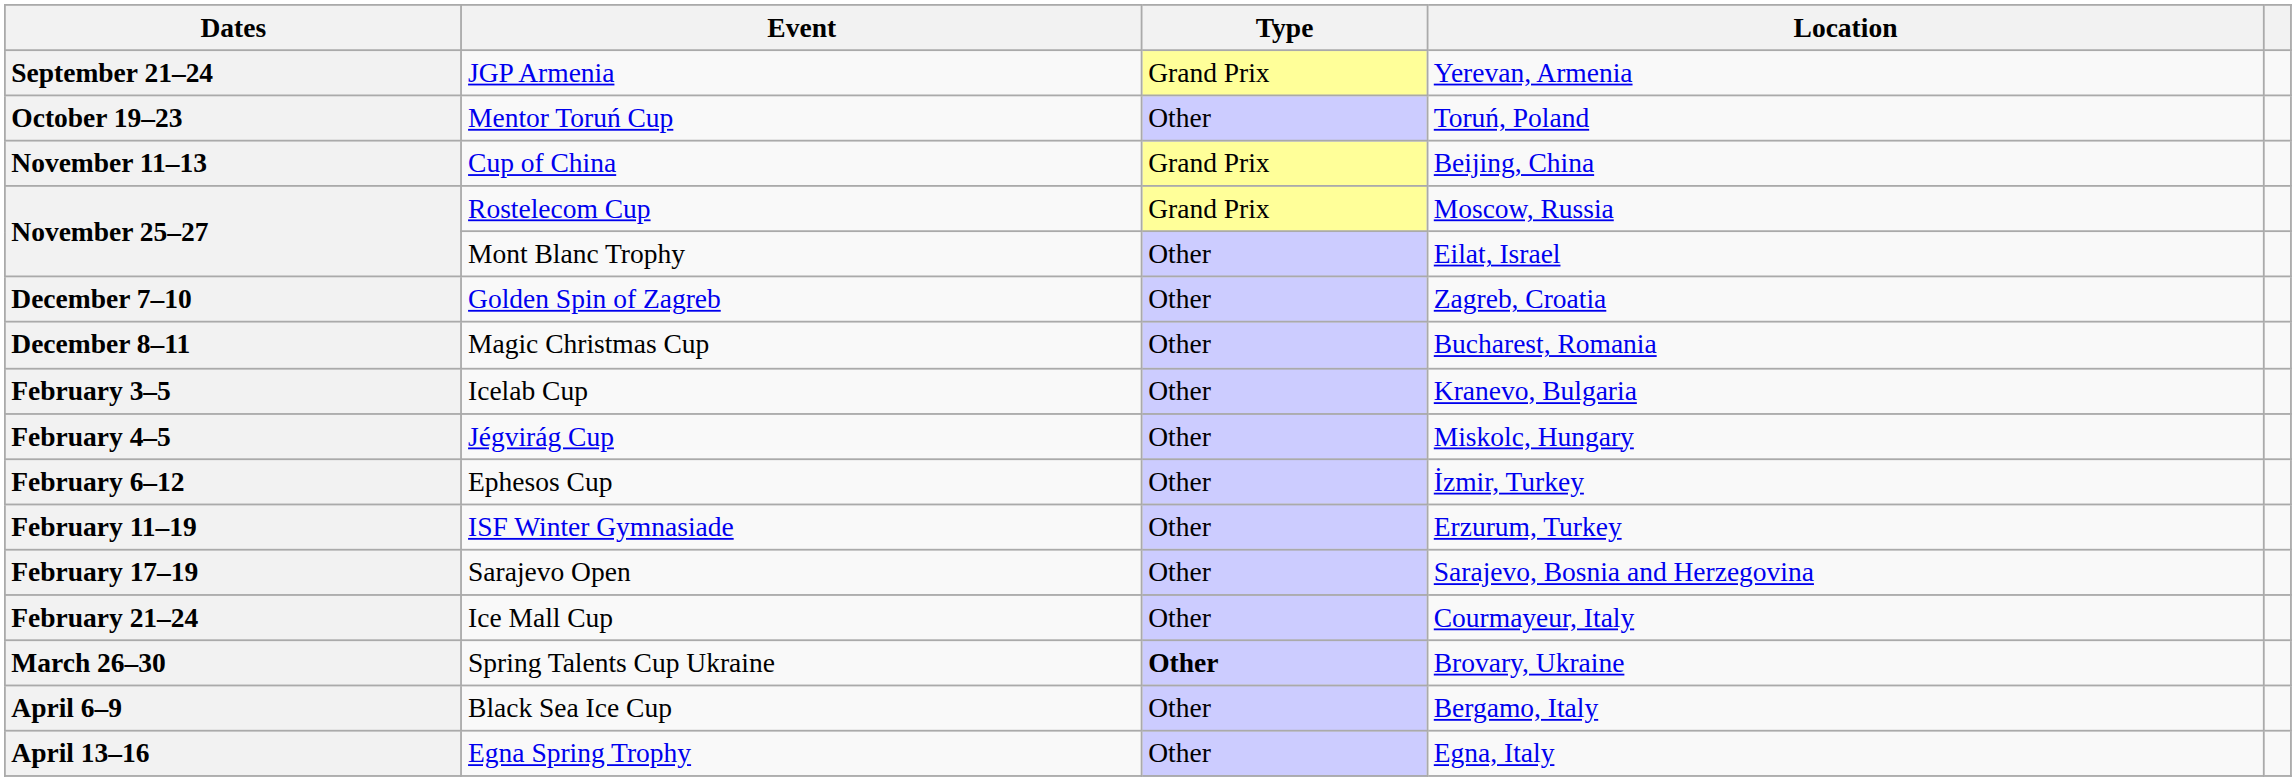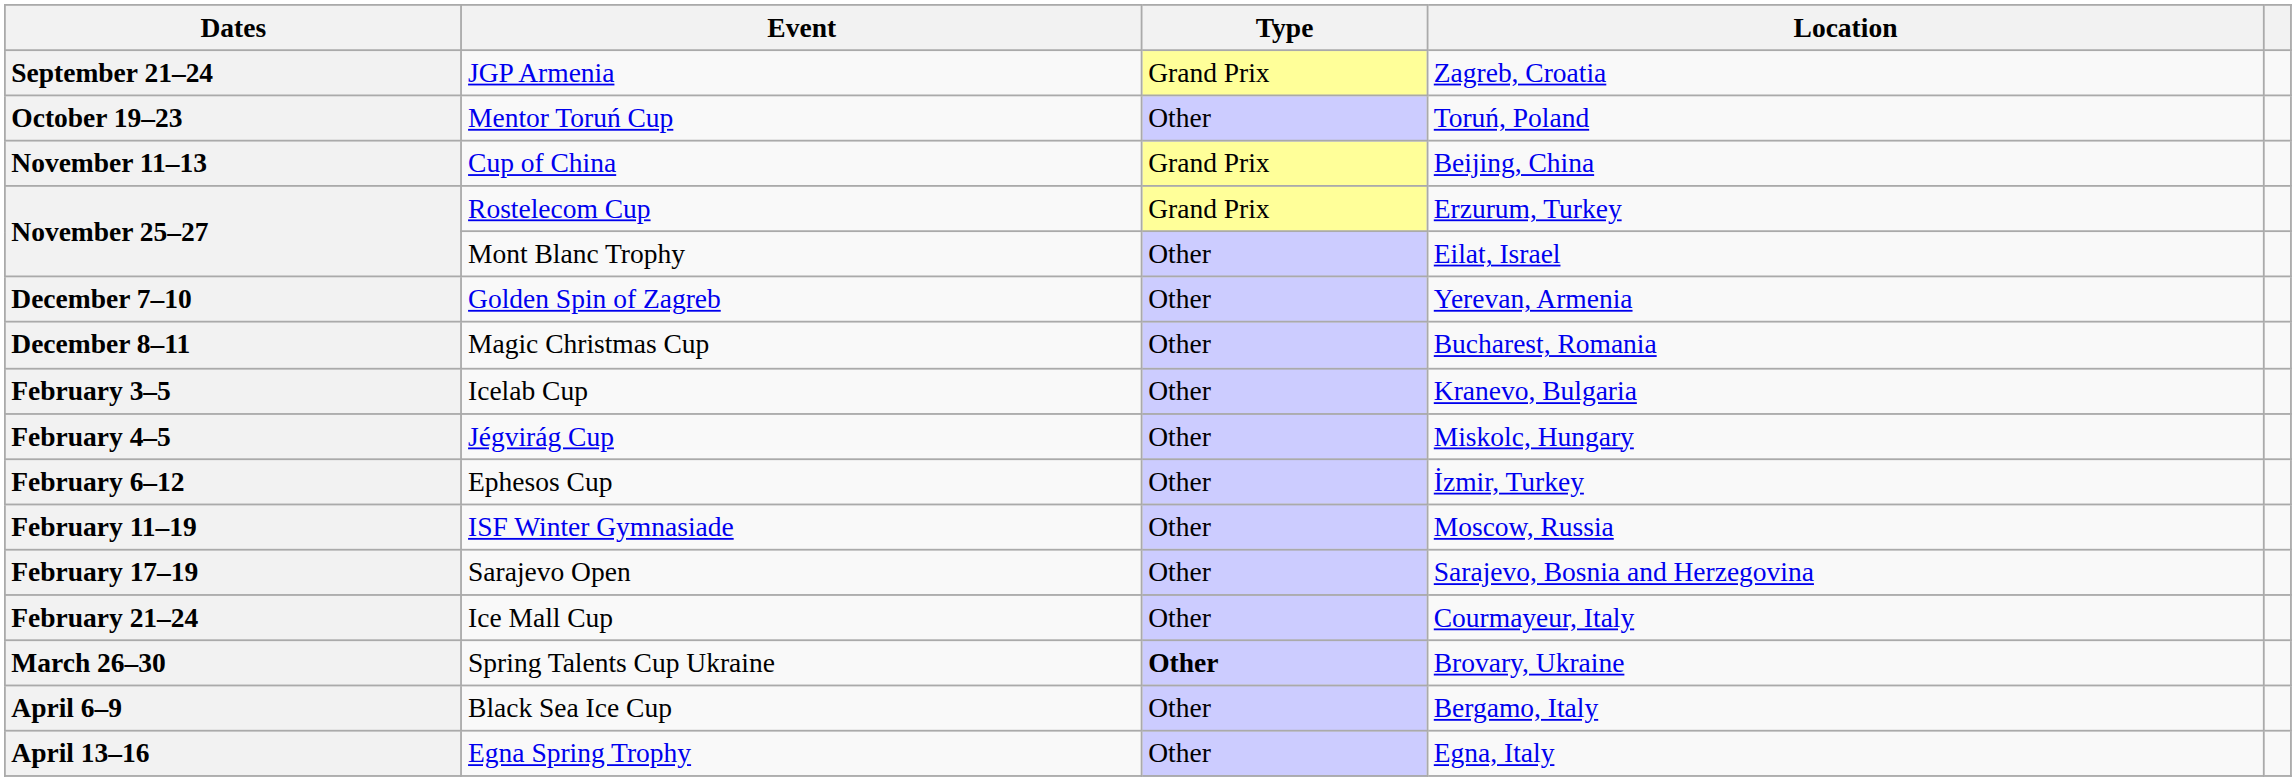(1533, 72) Yerevan, Armenia -> (1520, 72) Zagreb, Croatia
(1524, 208) Moscow, Russia -> (1528, 208) Erzurum, Turkey
(1520, 299) Zagreb, Croatia -> (1533, 299) Yerevan, Armenia
(1528, 526) Erzurum, Turkey -> (1524, 526) Moscow, Russia
